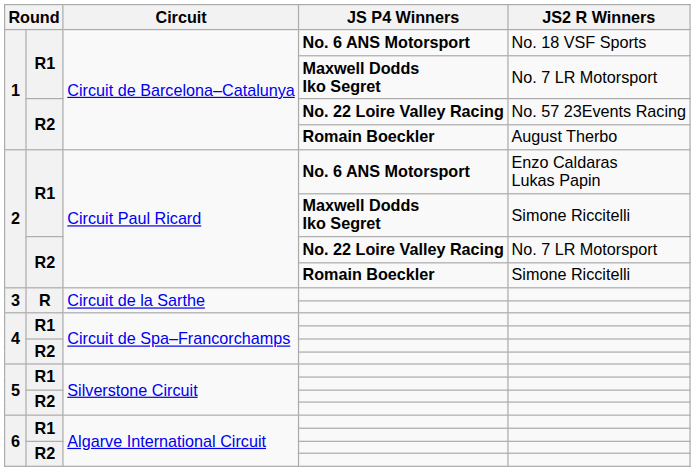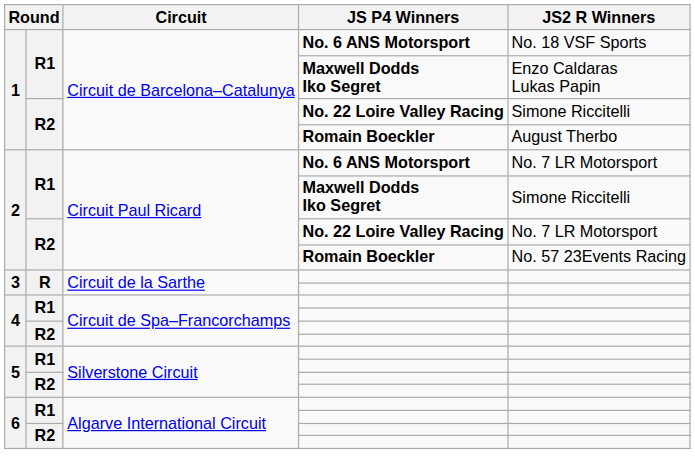(584, 77) No. 7 LR Motorsport -> (565, 77) Enzo Caldaras Lukas Papin
(599, 111) No. 57 23Events Racing -> (571, 111) Simone Riccitelli
(565, 171) Enzo Caldaras Lukas Papin -> (584, 162) No. 7 LR Motorsport
(571, 275) Simone Riccitelli -> (599, 257) No. 57 23Events Racing
